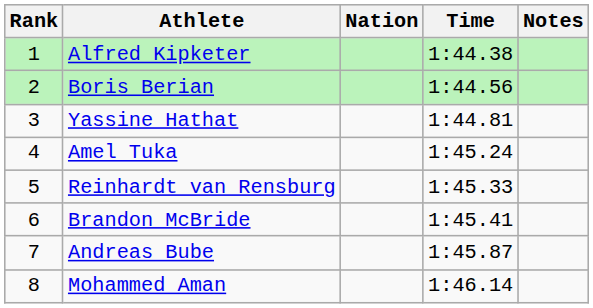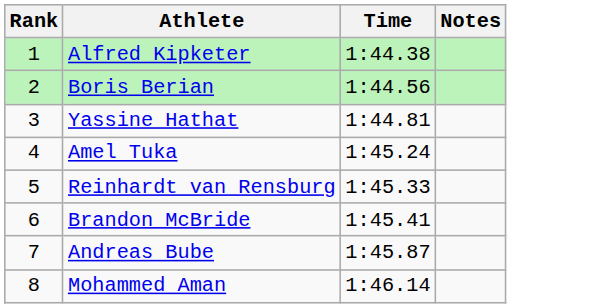- column: (382, 21)
